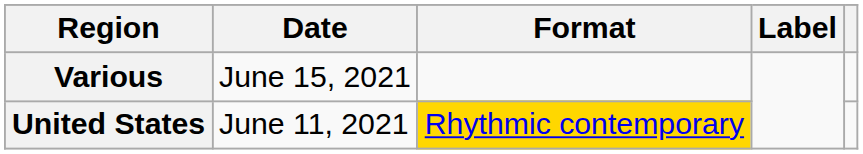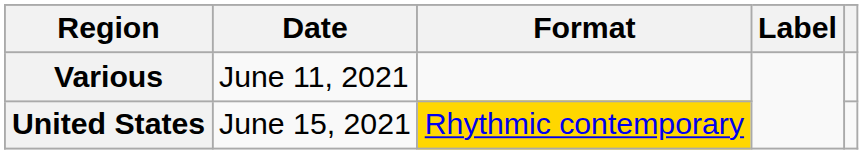(315, 76) June 15, 2021 -> (314, 76) June 11, 2021
(314, 124) June 11, 2021 -> (315, 124) June 15, 2021
